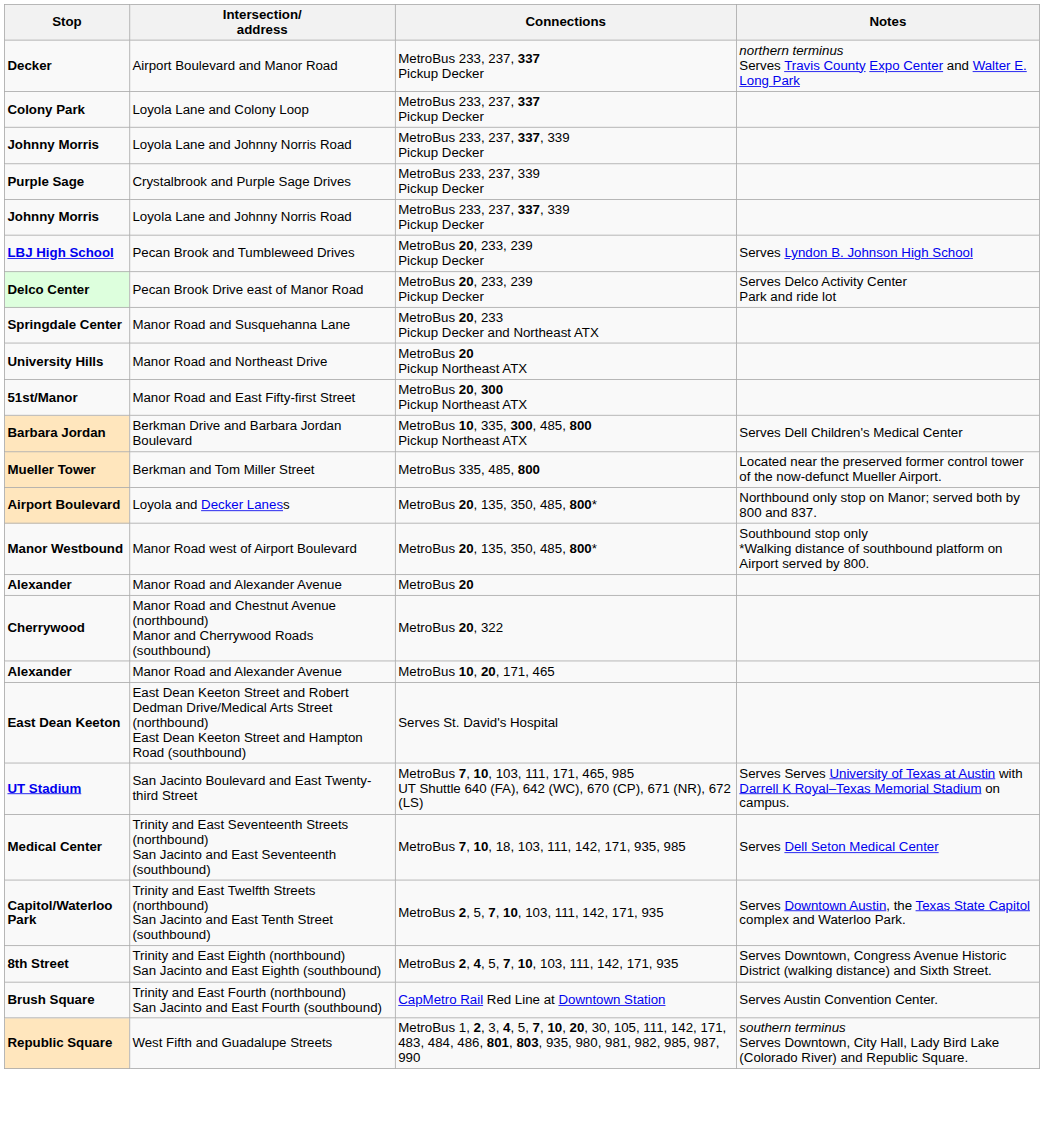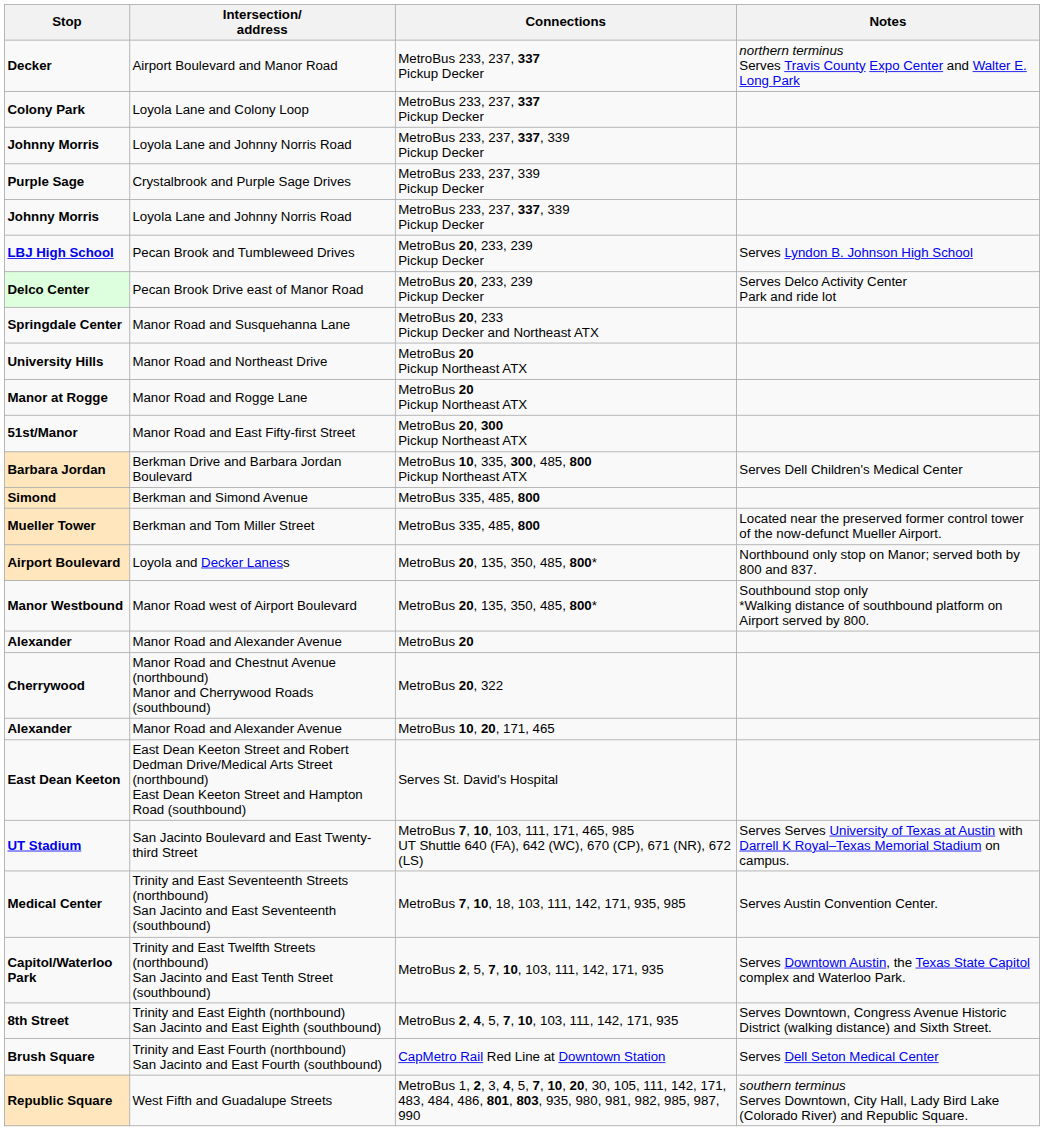+ row: (58, 397)
+ row: (32, 497)
(839, 847) Serves Dell Seton Medical Center -> (839, 904) Serves Austin Convention Center.
(839, 999) Serves Austin Convention Center. -> (839, 1056) Serves Dell Seton Medical Center
